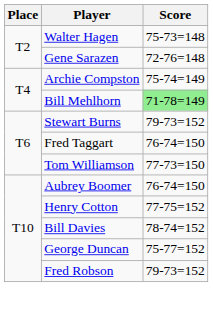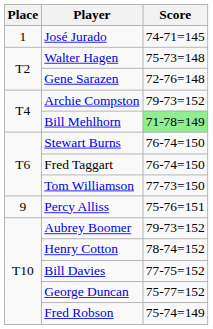+ row: (75, 36)
(175, 79) 75-74=149 -> (175, 100) 79-73=152
(175, 121) 79-73=152 -> (175, 143) 76-74=150
+ row: (77, 206)
(175, 185) 76-74=150 -> (175, 228) 79-73=152
(175, 206) 77-75=152 -> (175, 249) 78-74=152
(175, 228) 78-74=152 -> (175, 270) 77-75=152
(175, 270) 79-73=152 -> (175, 313) 75-74=149
